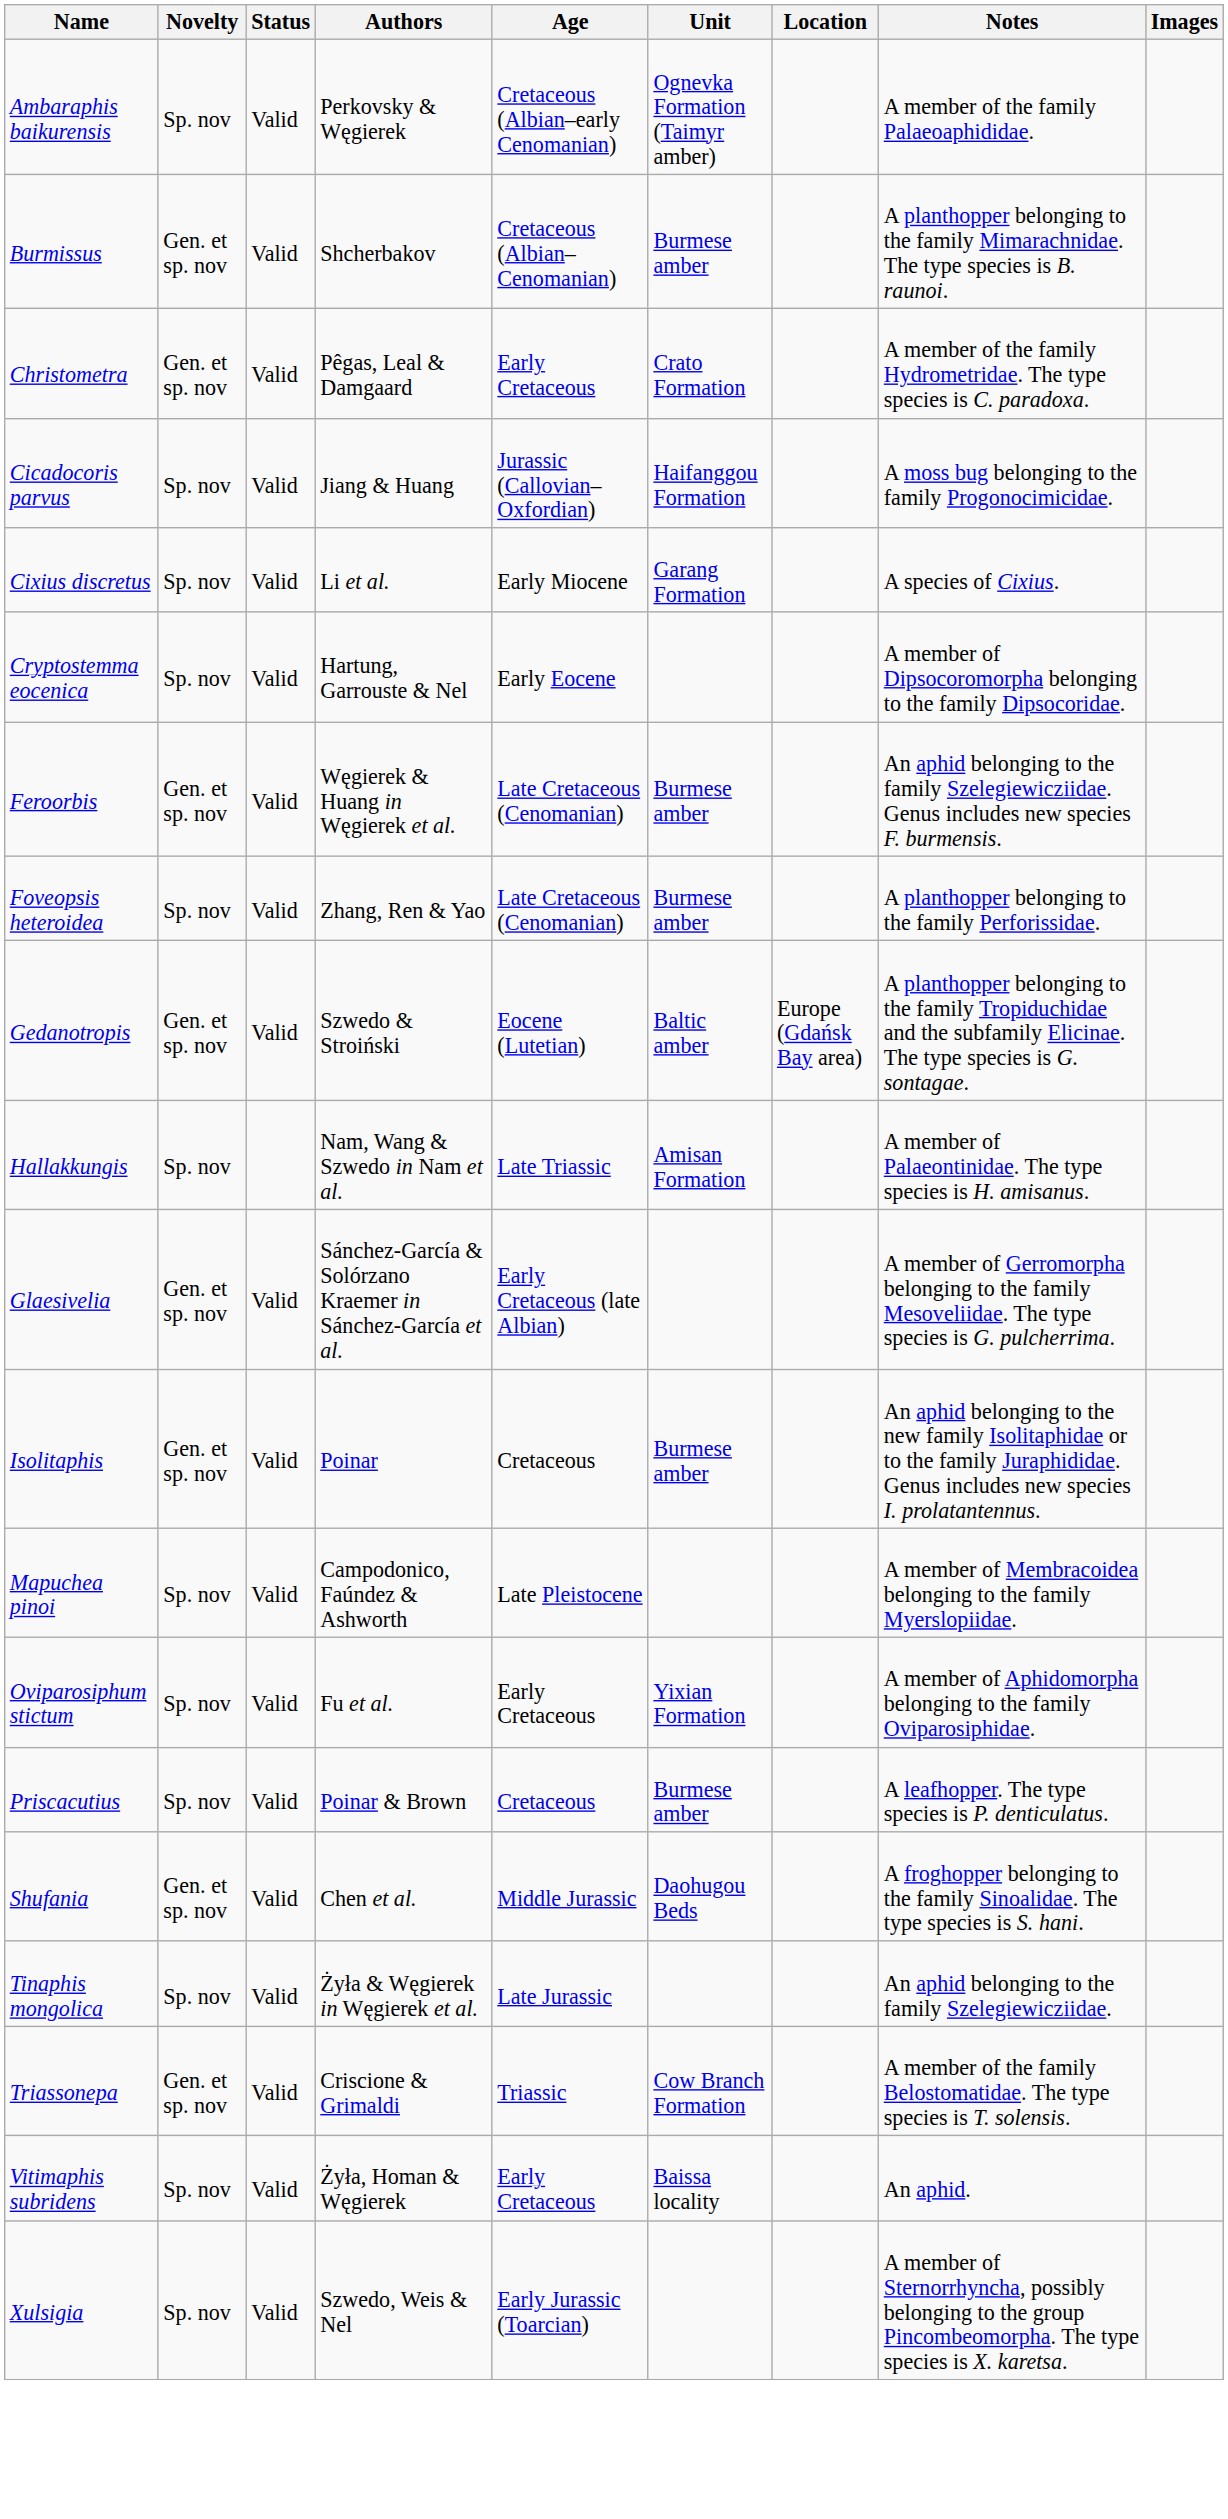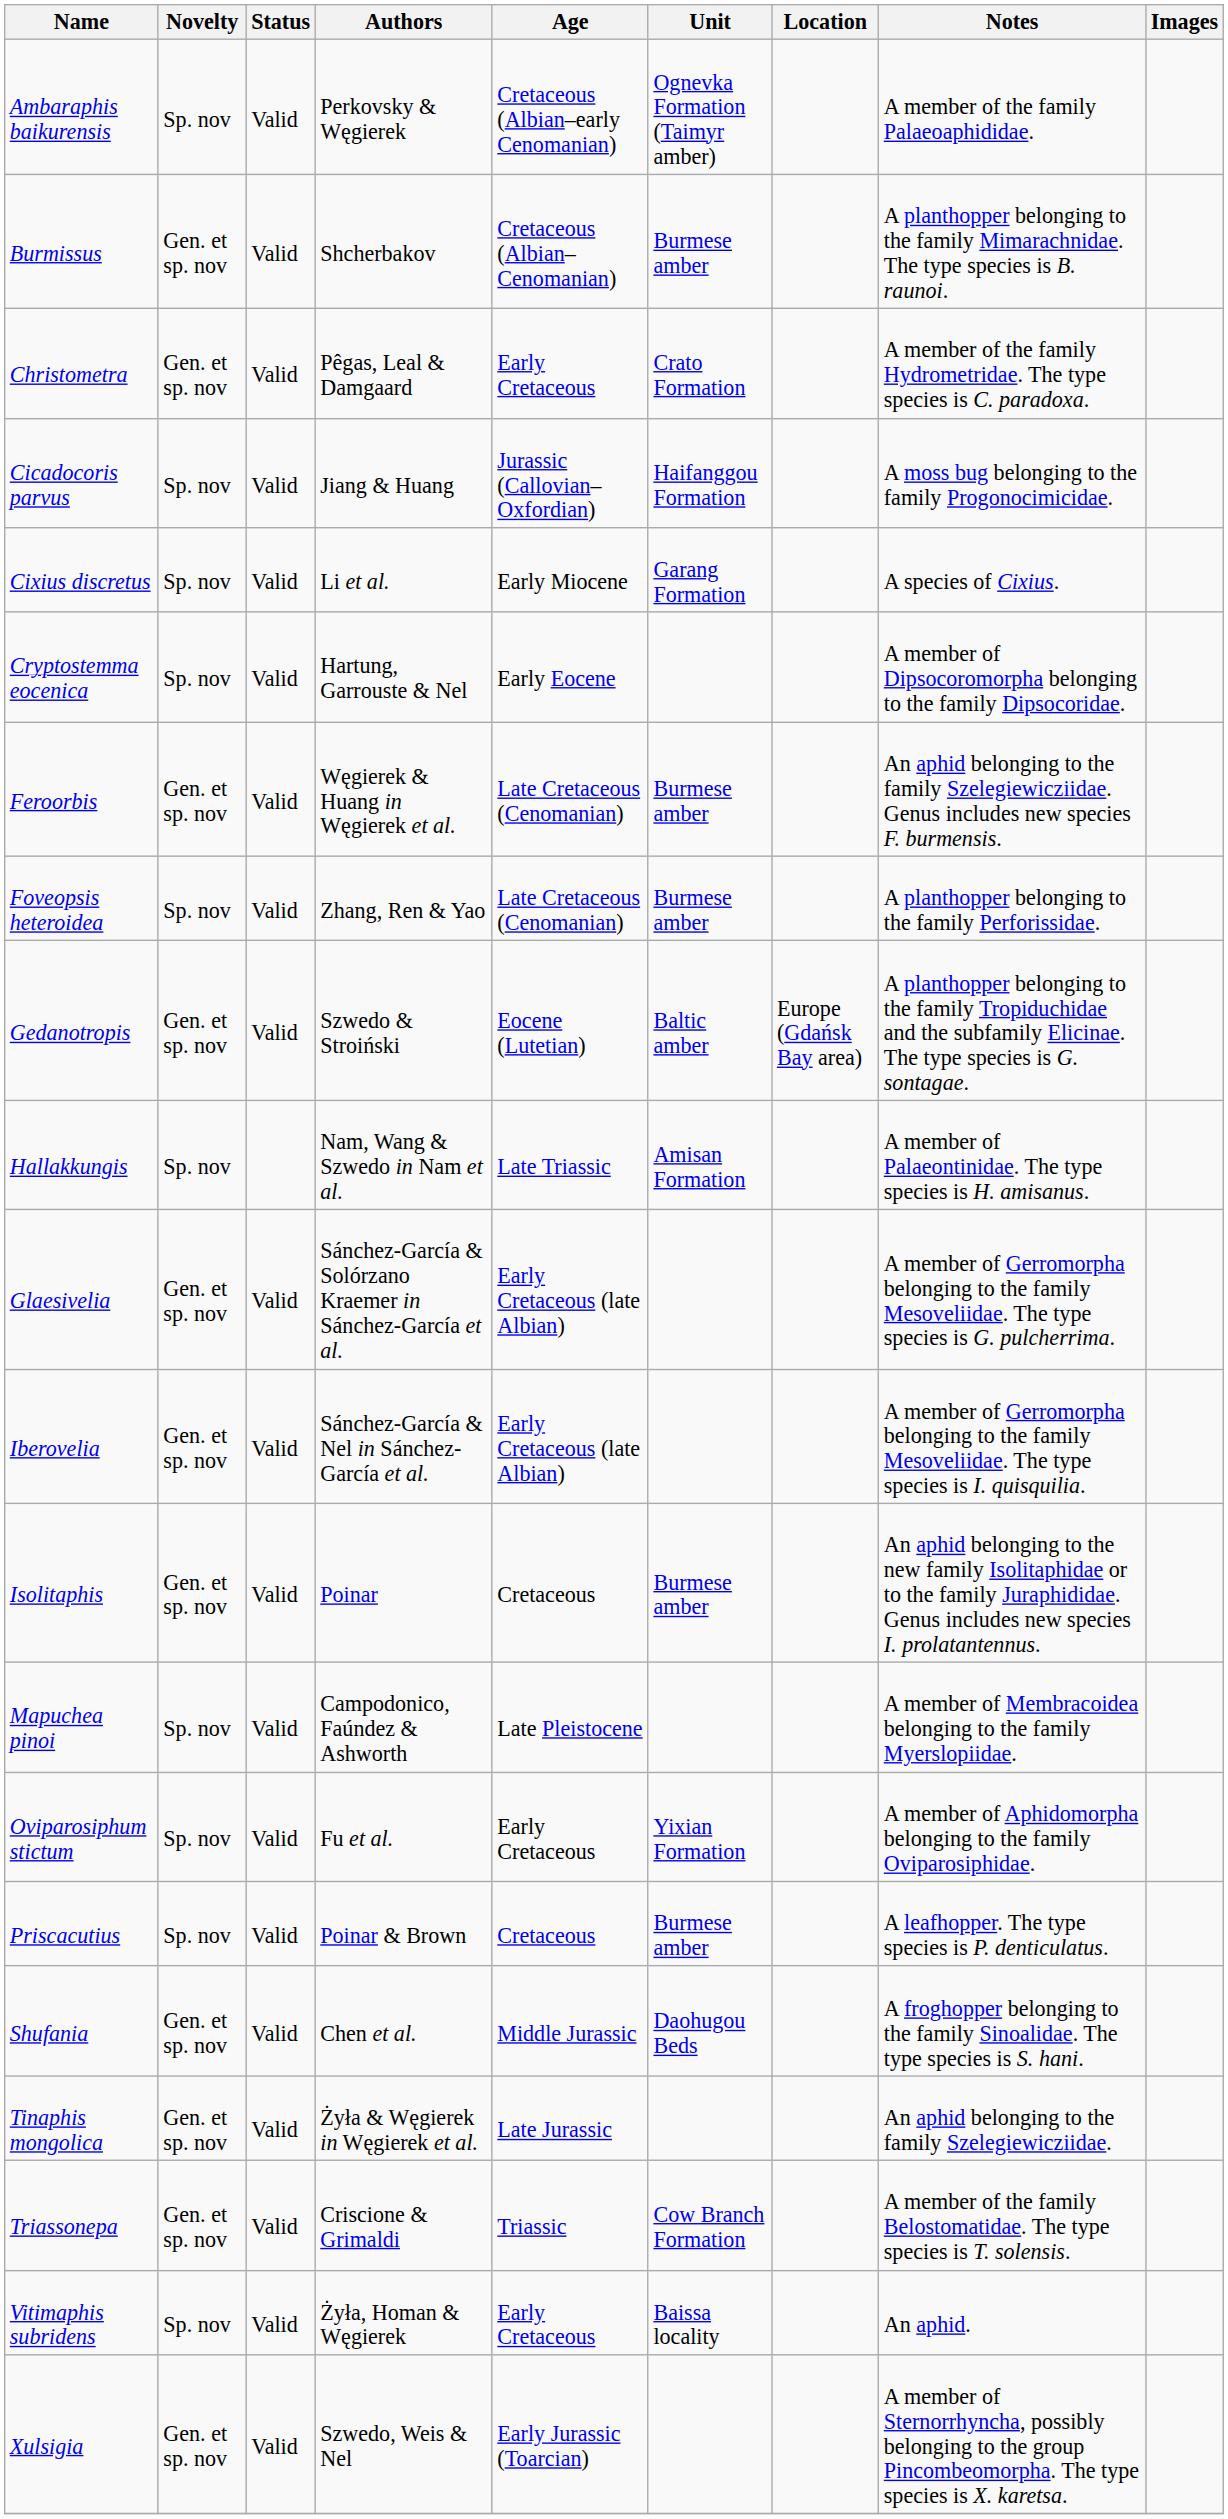+ row: (55, 1448)
(197, 1995) Sp. nov -> (195, 2130) Gen. et sp. nov
(197, 2312) Sp. nov -> (195, 2446) Gen. et sp. nov
